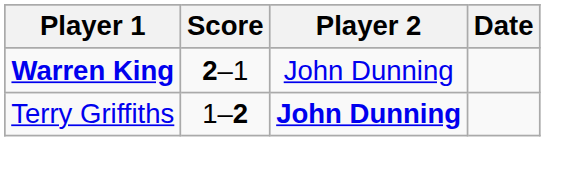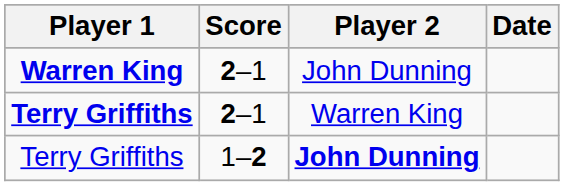+ row: (102, 113)
